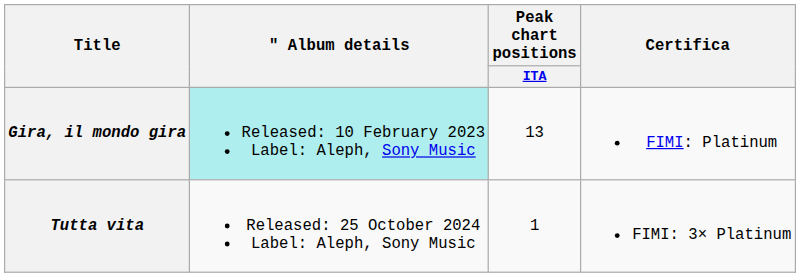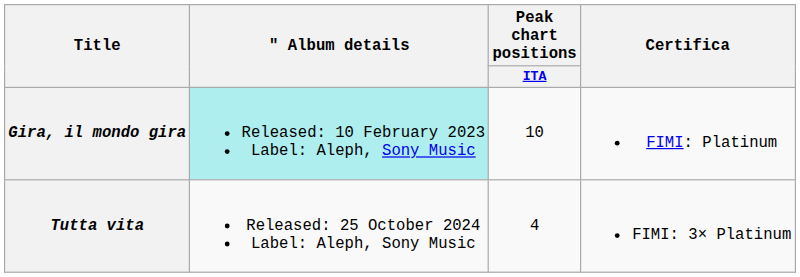(535, 133) 13 -> (535, 133) 10
(535, 226) 1 -> (535, 226) 4
